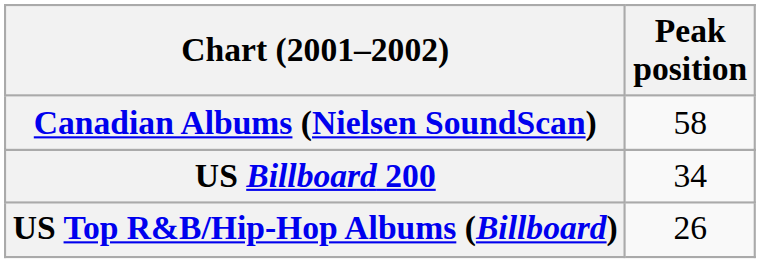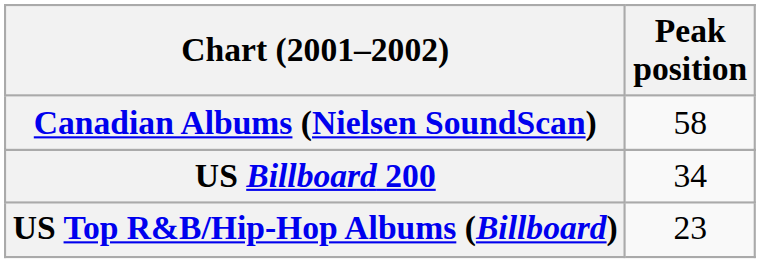(690, 228) 26 -> (690, 228) 23
